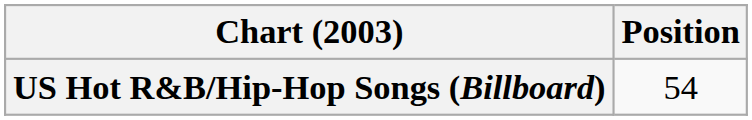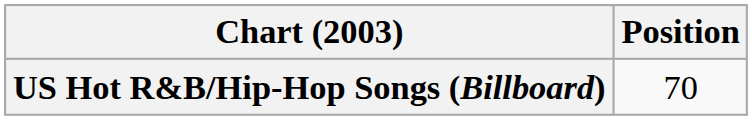(681, 86) 54 -> (681, 86) 70
